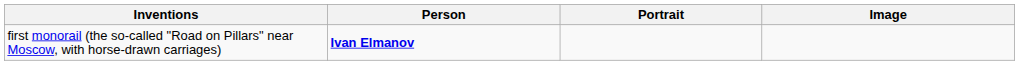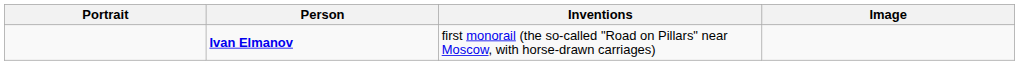columns swapped: (661, 14) <-> (166, 14)
